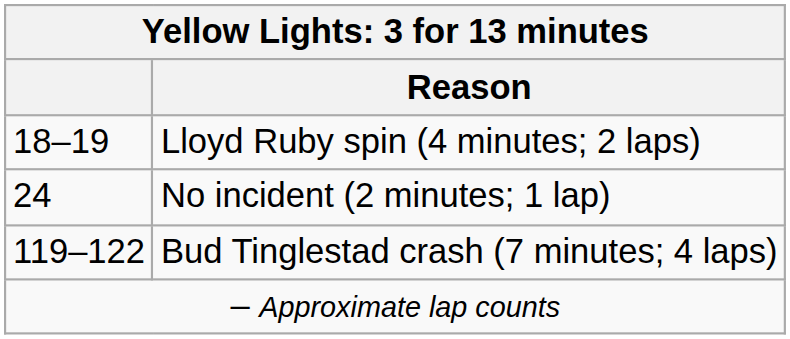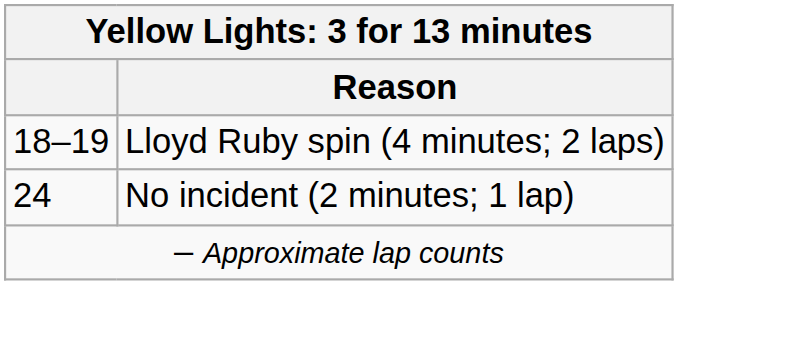- row: (469, 251)
